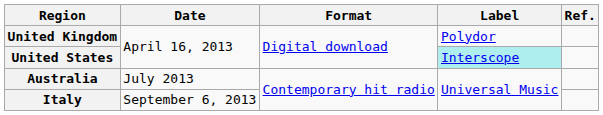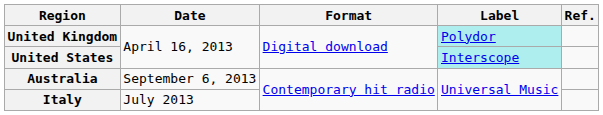(468, 36) no background -> (468, 36) paleturquoise background
(159, 79) July 2013 -> (190, 79) September 6, 2013
(190, 100) September 6, 2013 -> (159, 100) July 2013
